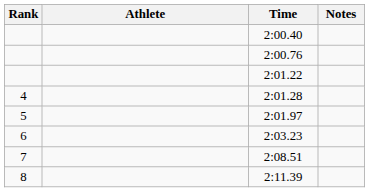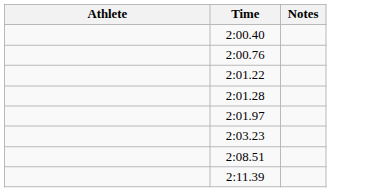- column: (23, 14)
